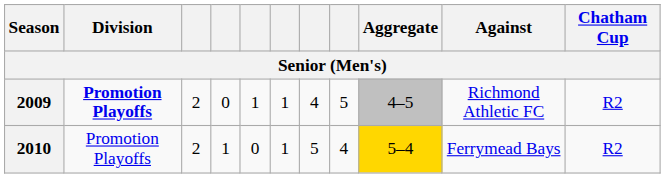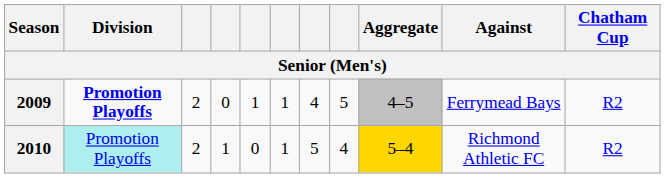(504, 102) Richmond Athletic FC -> (504, 102) Ferrymead Bays
(122, 149) no background -> (122, 149) paleturquoise background
(504, 149) Ferrymead Bays -> (504, 149) Richmond Athletic FC
